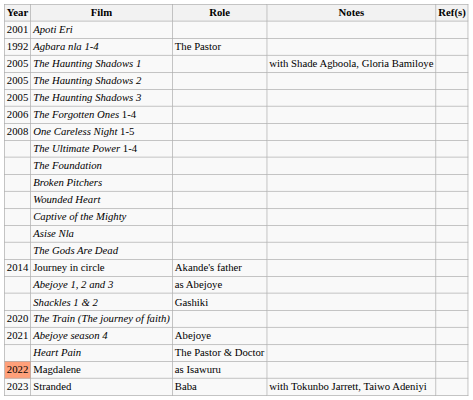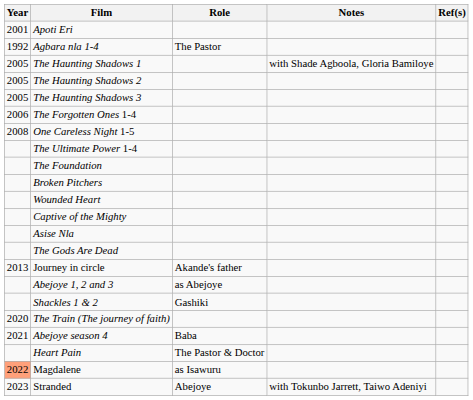(18, 268) 2014 -> (18, 268) 2013
(193, 336) Abejoye -> (186, 336) Baba
(186, 387) Baba -> (193, 387) Abejoye
